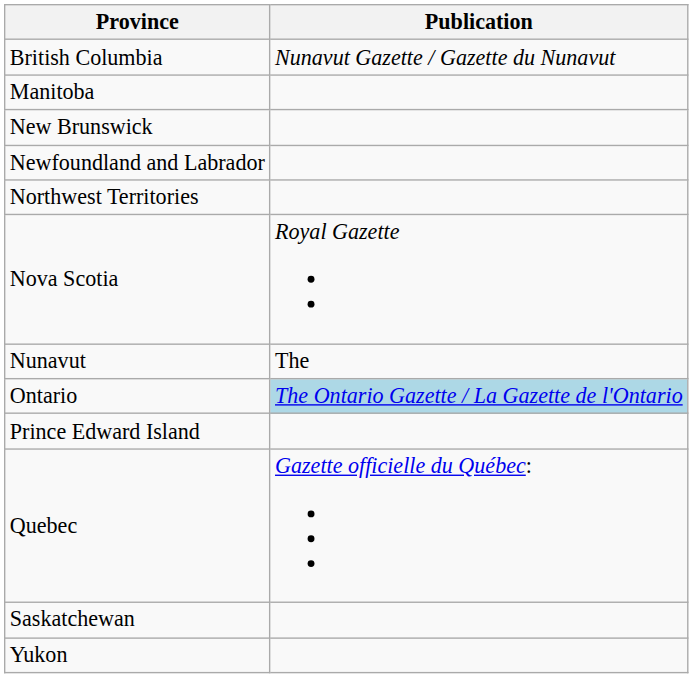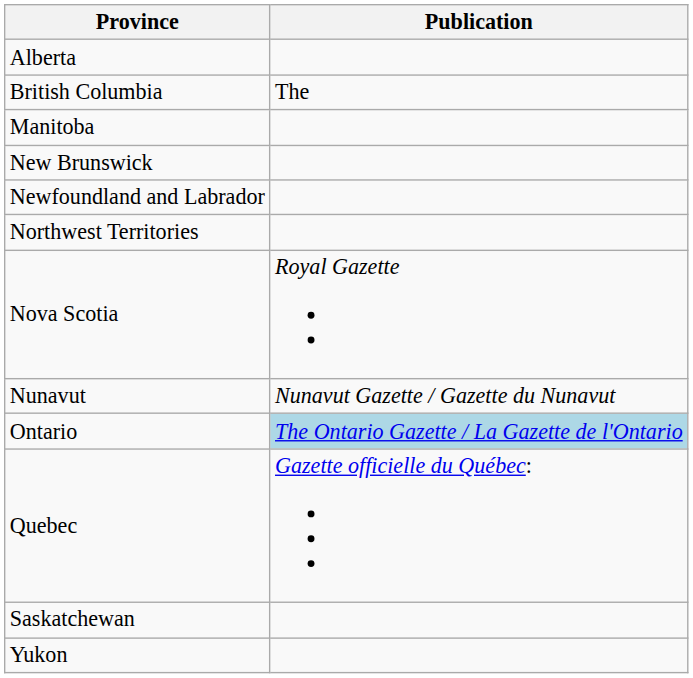+ row: (43, 57)
(445, 57) Nunavut Gazette / Gazette du Nunavut -> (292, 92) The
(292, 360) The -> (445, 395) Nunavut Gazette / Gazette du Nunavut
- row: (105, 431)
